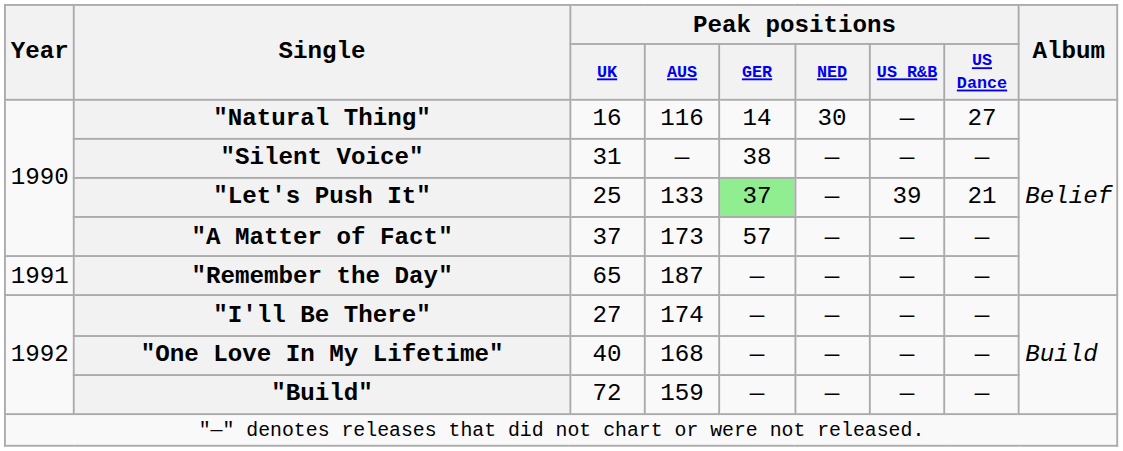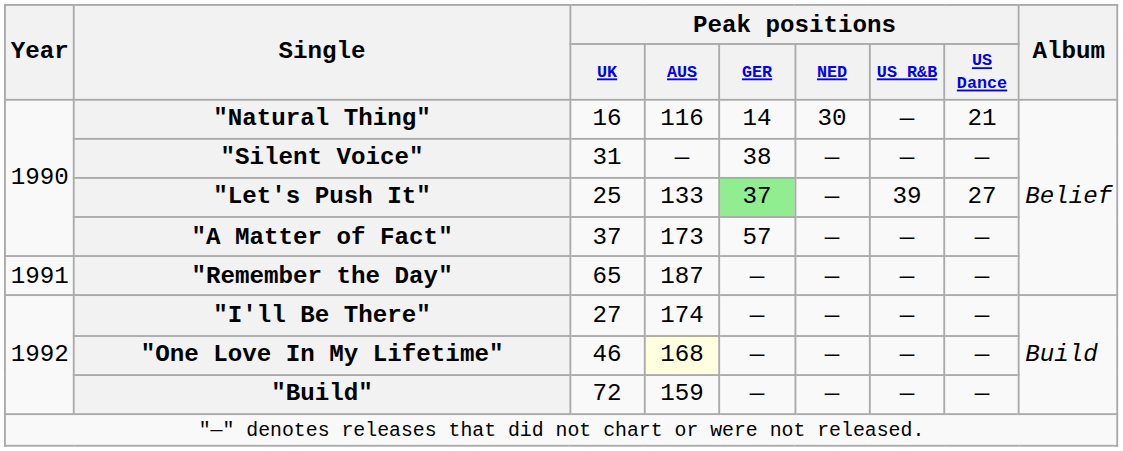(982, 119) 27 -> (982, 119) 21
(982, 197) 21 -> (982, 197) 27
(607, 355) 40 -> (607, 355) 46
(682, 355) no background -> (682, 355) lightyellow background
